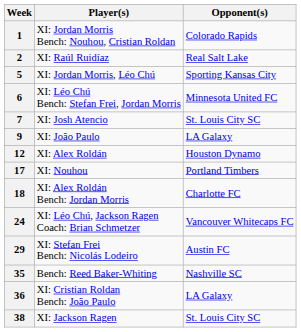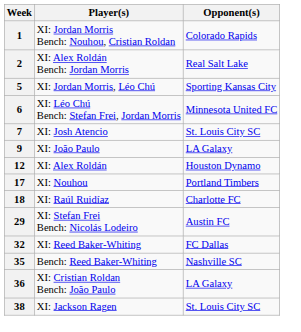(73, 58) XI: Raúl Ruidíaz -> (83, 64) XI: Alex Roldán Bench: Jordan Morris
(83, 193) XI: Alex Roldán Bench: Jordan Morris -> (73, 199) XI: Raúl Ruidíaz
- row: (19, 221)
+ row: (19, 244)
